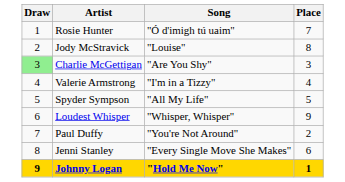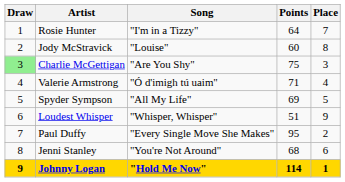+ column: (294, 13)
(191, 30) "Ó d'imigh tú uaim" -> (164, 30) "I'm in a Tizzy"
(181, 82) "I'm in a Tizzy" -> (174, 82) "Ó d'imigh tú uaim"
(193, 133) "You're Not Around" -> (202, 133) "Every Single Move She Makes"
(219, 151) "Every Single Move She Makes" -> (176, 151) "You're Not Around"
